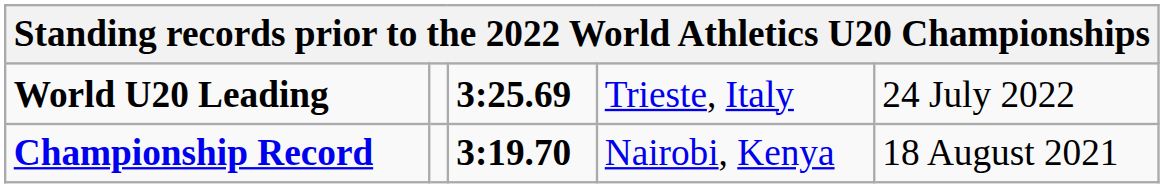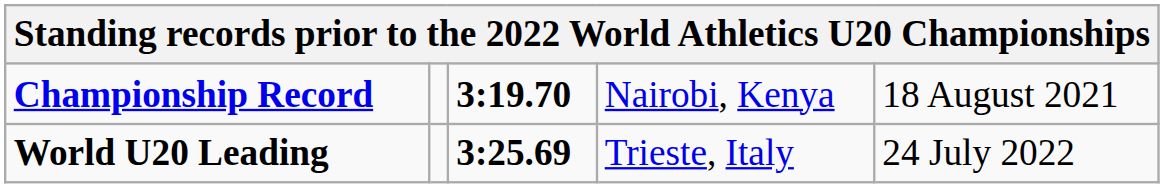rows swapped: (193, 152) <-> (171, 93)
